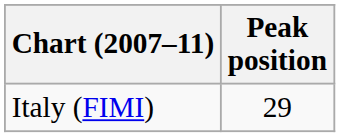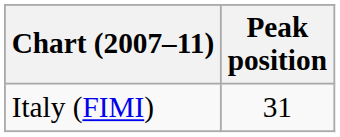(277, 107) 29 -> (277, 107) 31
